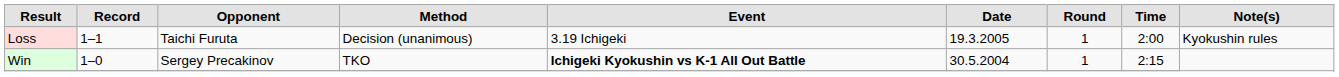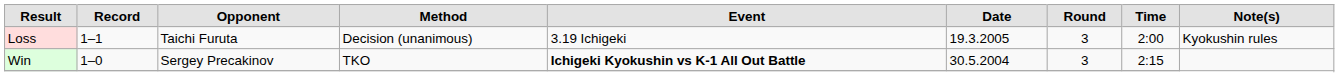(1085, 38) 1 -> (1085, 38) 3
(1085, 60) 1 -> (1085, 60) 3
